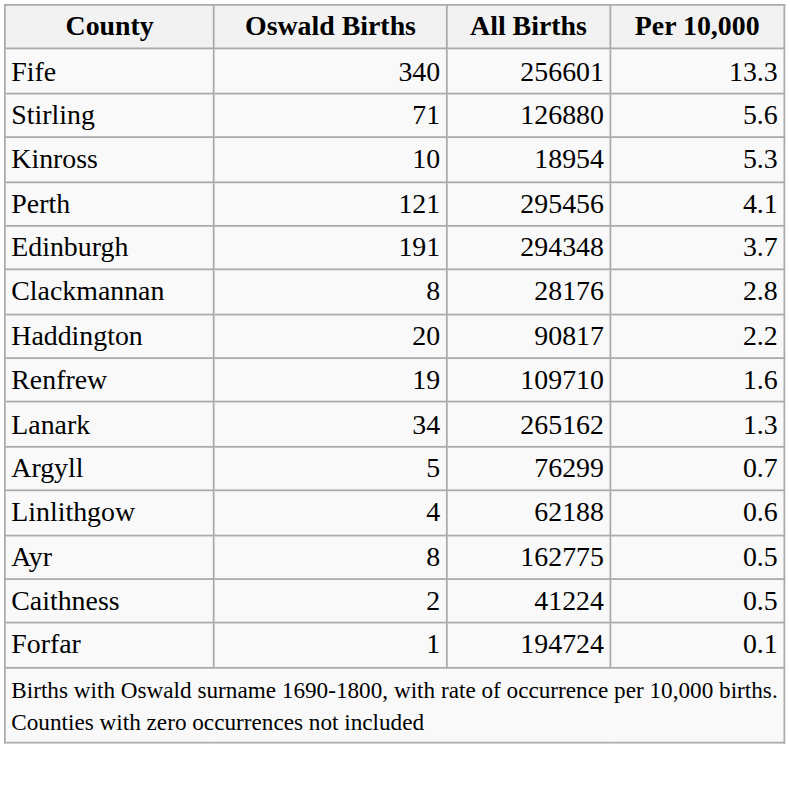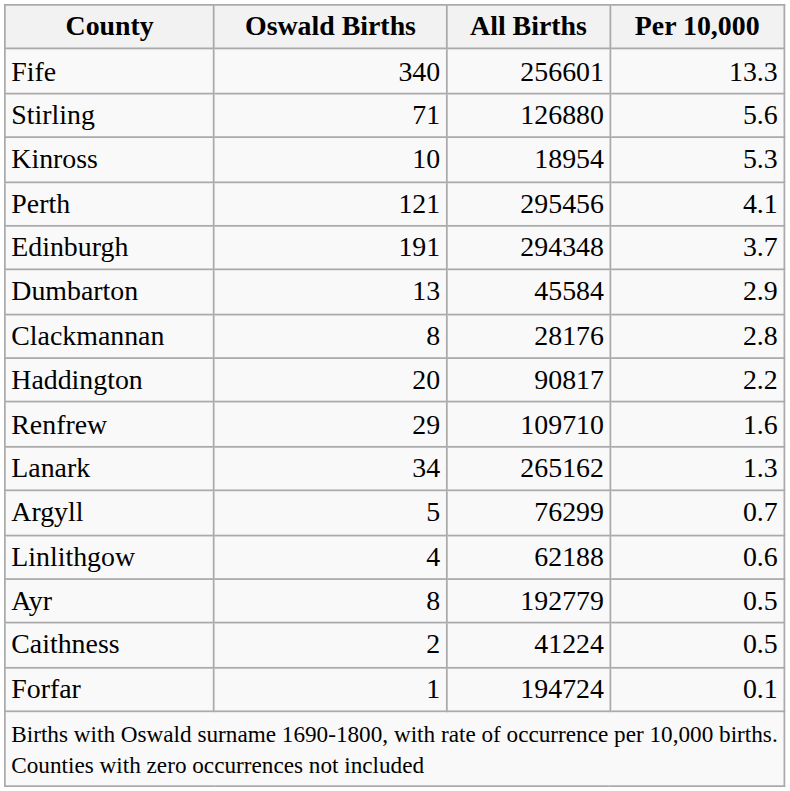+ row: (75, 291)
(426, 379) 19 -> (426, 423) 29
(562, 556) 162775 -> (562, 600) 192779
